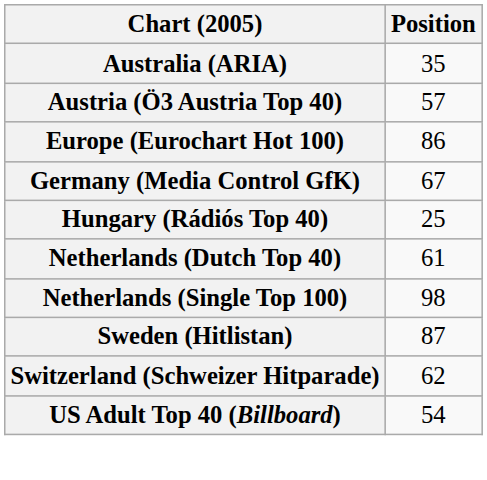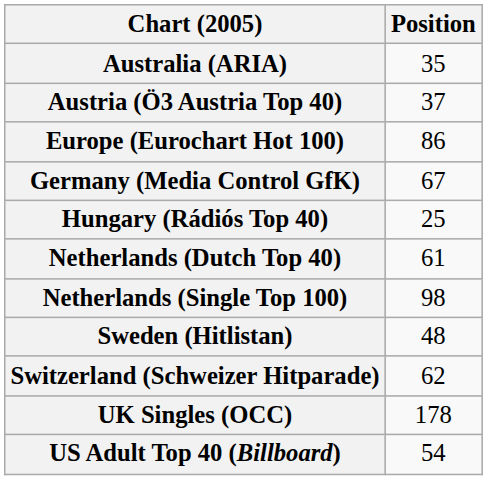(433, 102) 57 -> (433, 102) 37
(433, 336) 87 -> (433, 336) 48
+ row: (195, 414)
